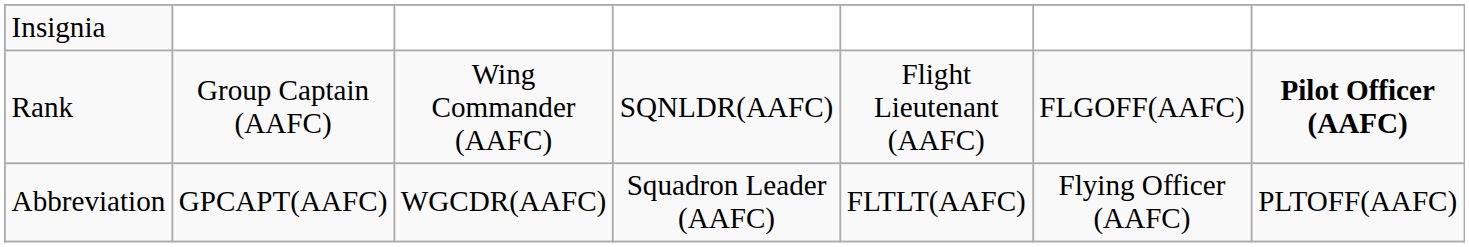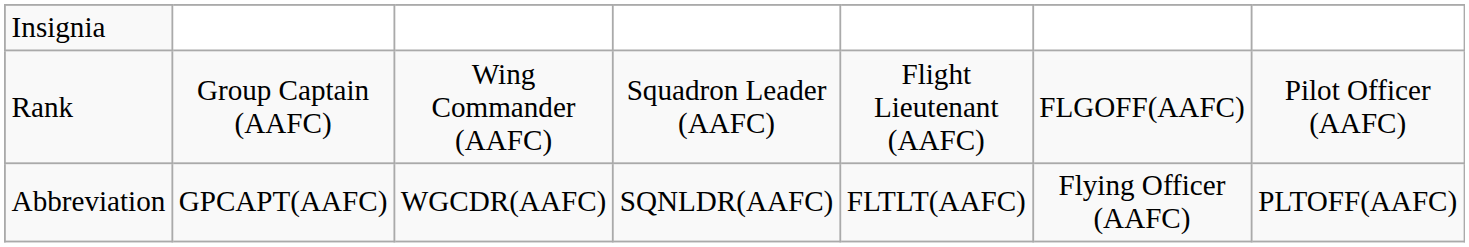(727, 106) SQNLDR(AAFC) -> (726, 106) Squadron Leader (AAFC)
(1358, 106) bold -> (1358, 106) normal
(726, 201) Squadron Leader (AAFC) -> (727, 201) SQNLDR(AAFC)
